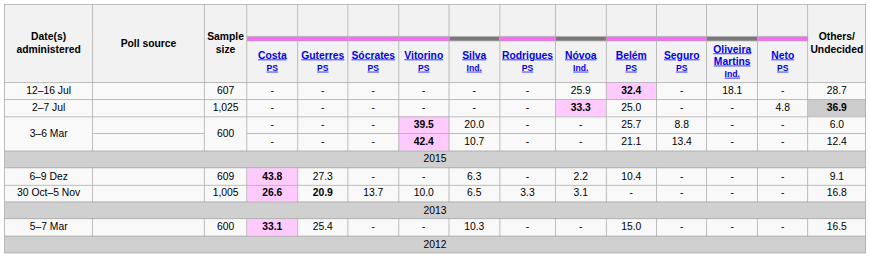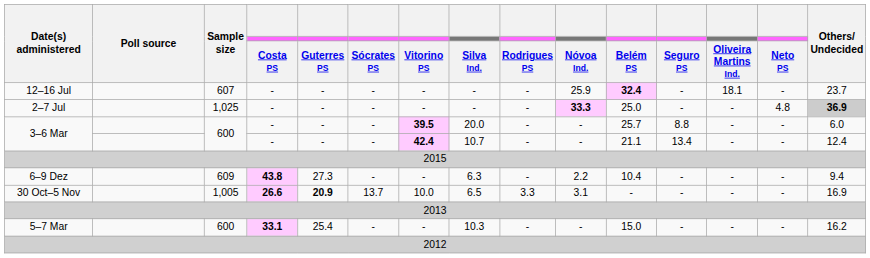(837, 90) 28.7 -> (837, 90) 23.7
(837, 176) 9.1 -> (837, 176) 9.4
(837, 193) 16.8 -> (837, 193) 16.9
(837, 227) 16.5 -> (837, 227) 16.2
